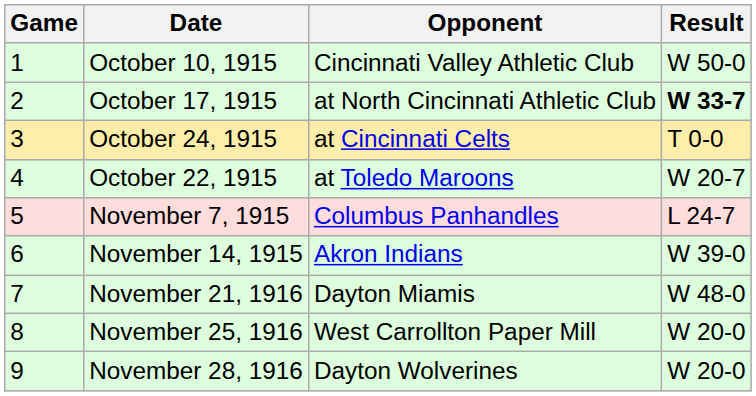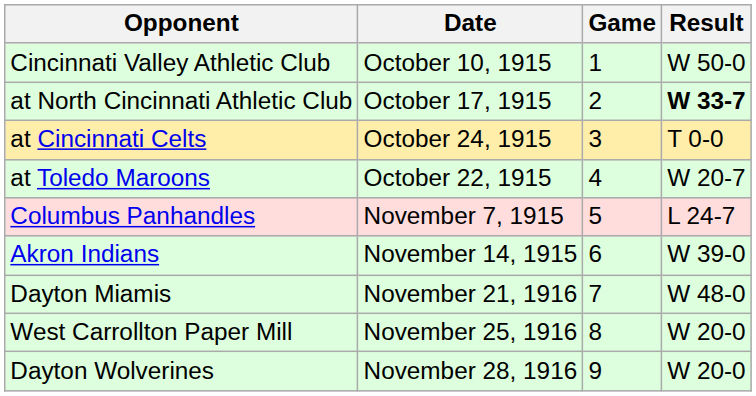columns swapped: (44, 23) <-> (485, 23)
